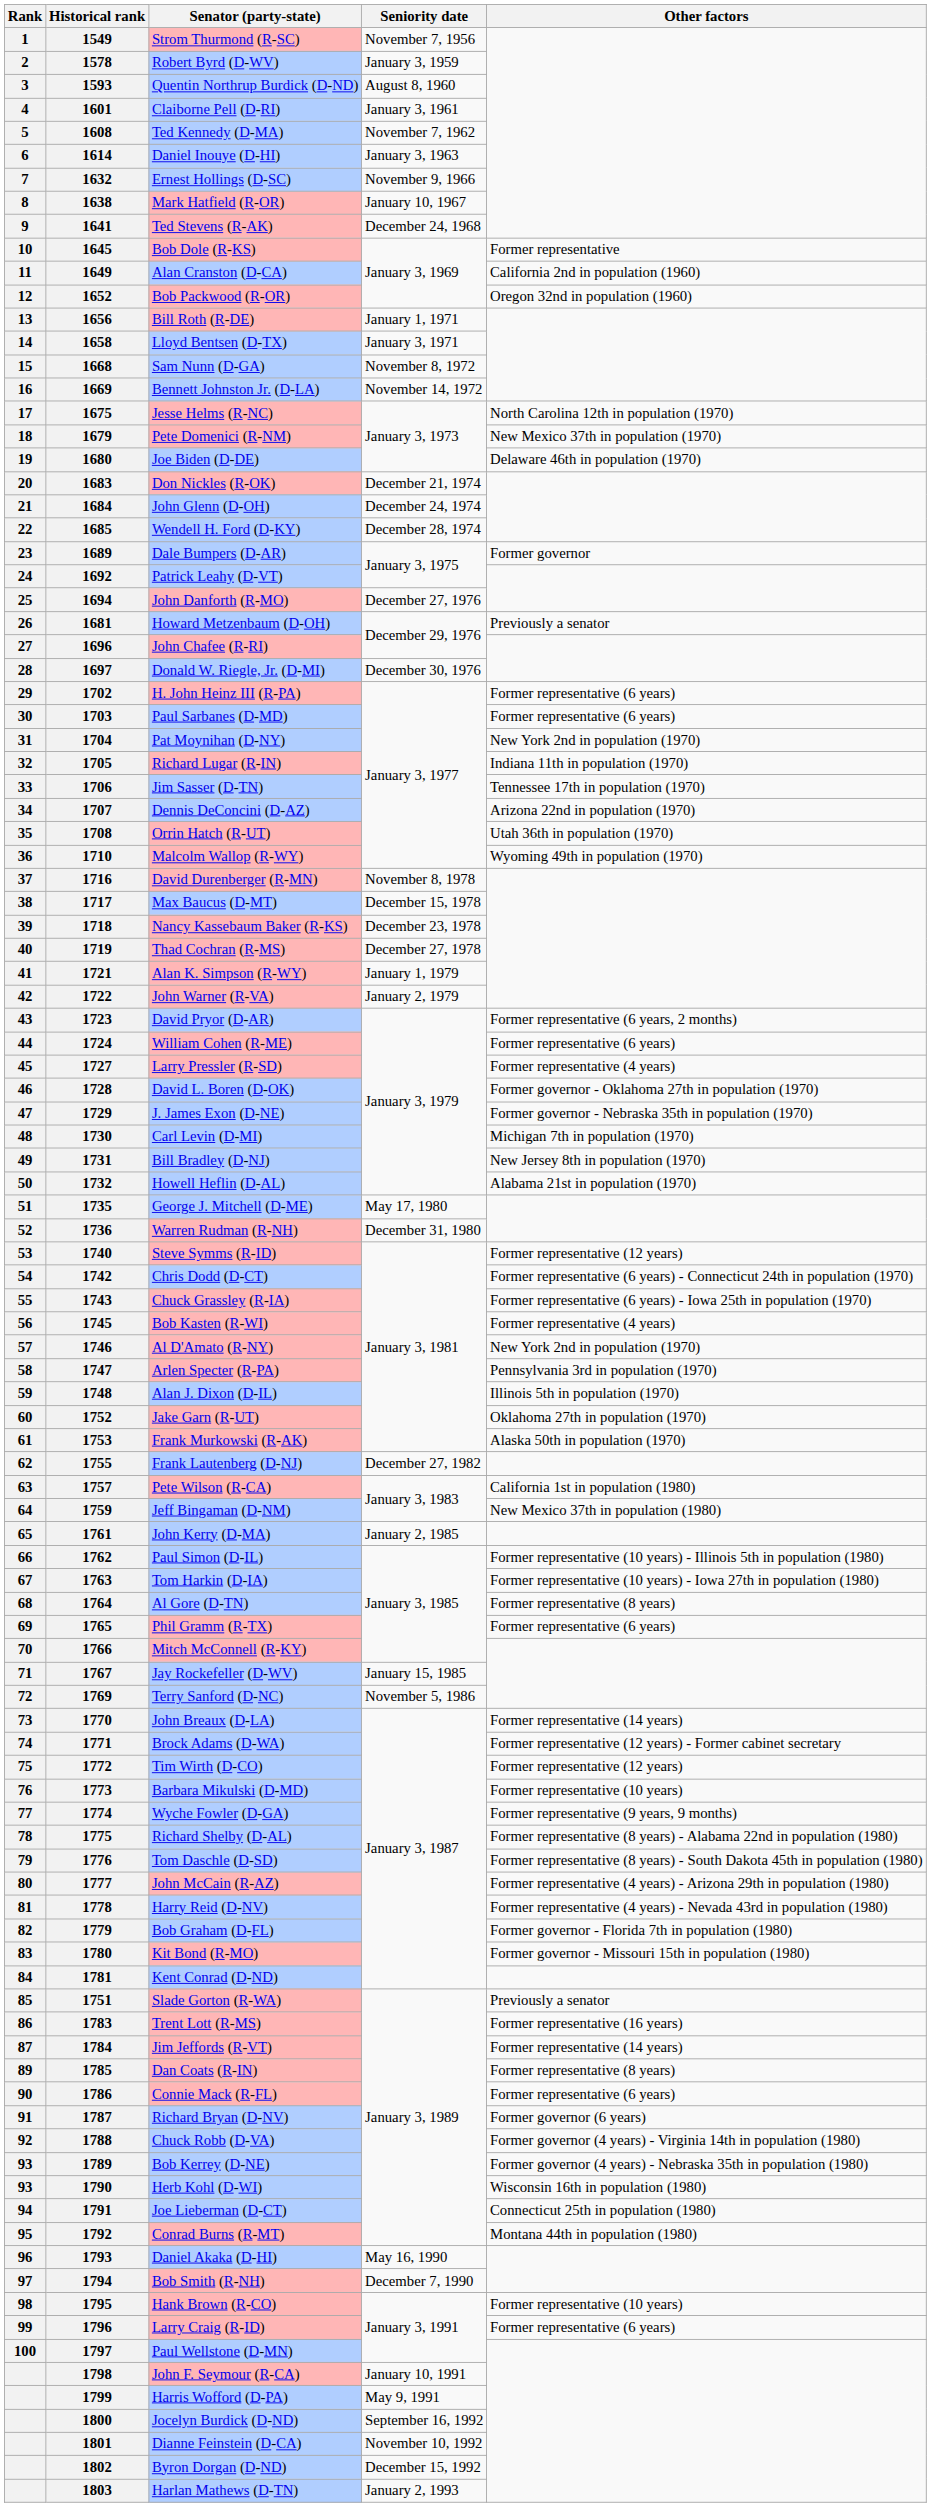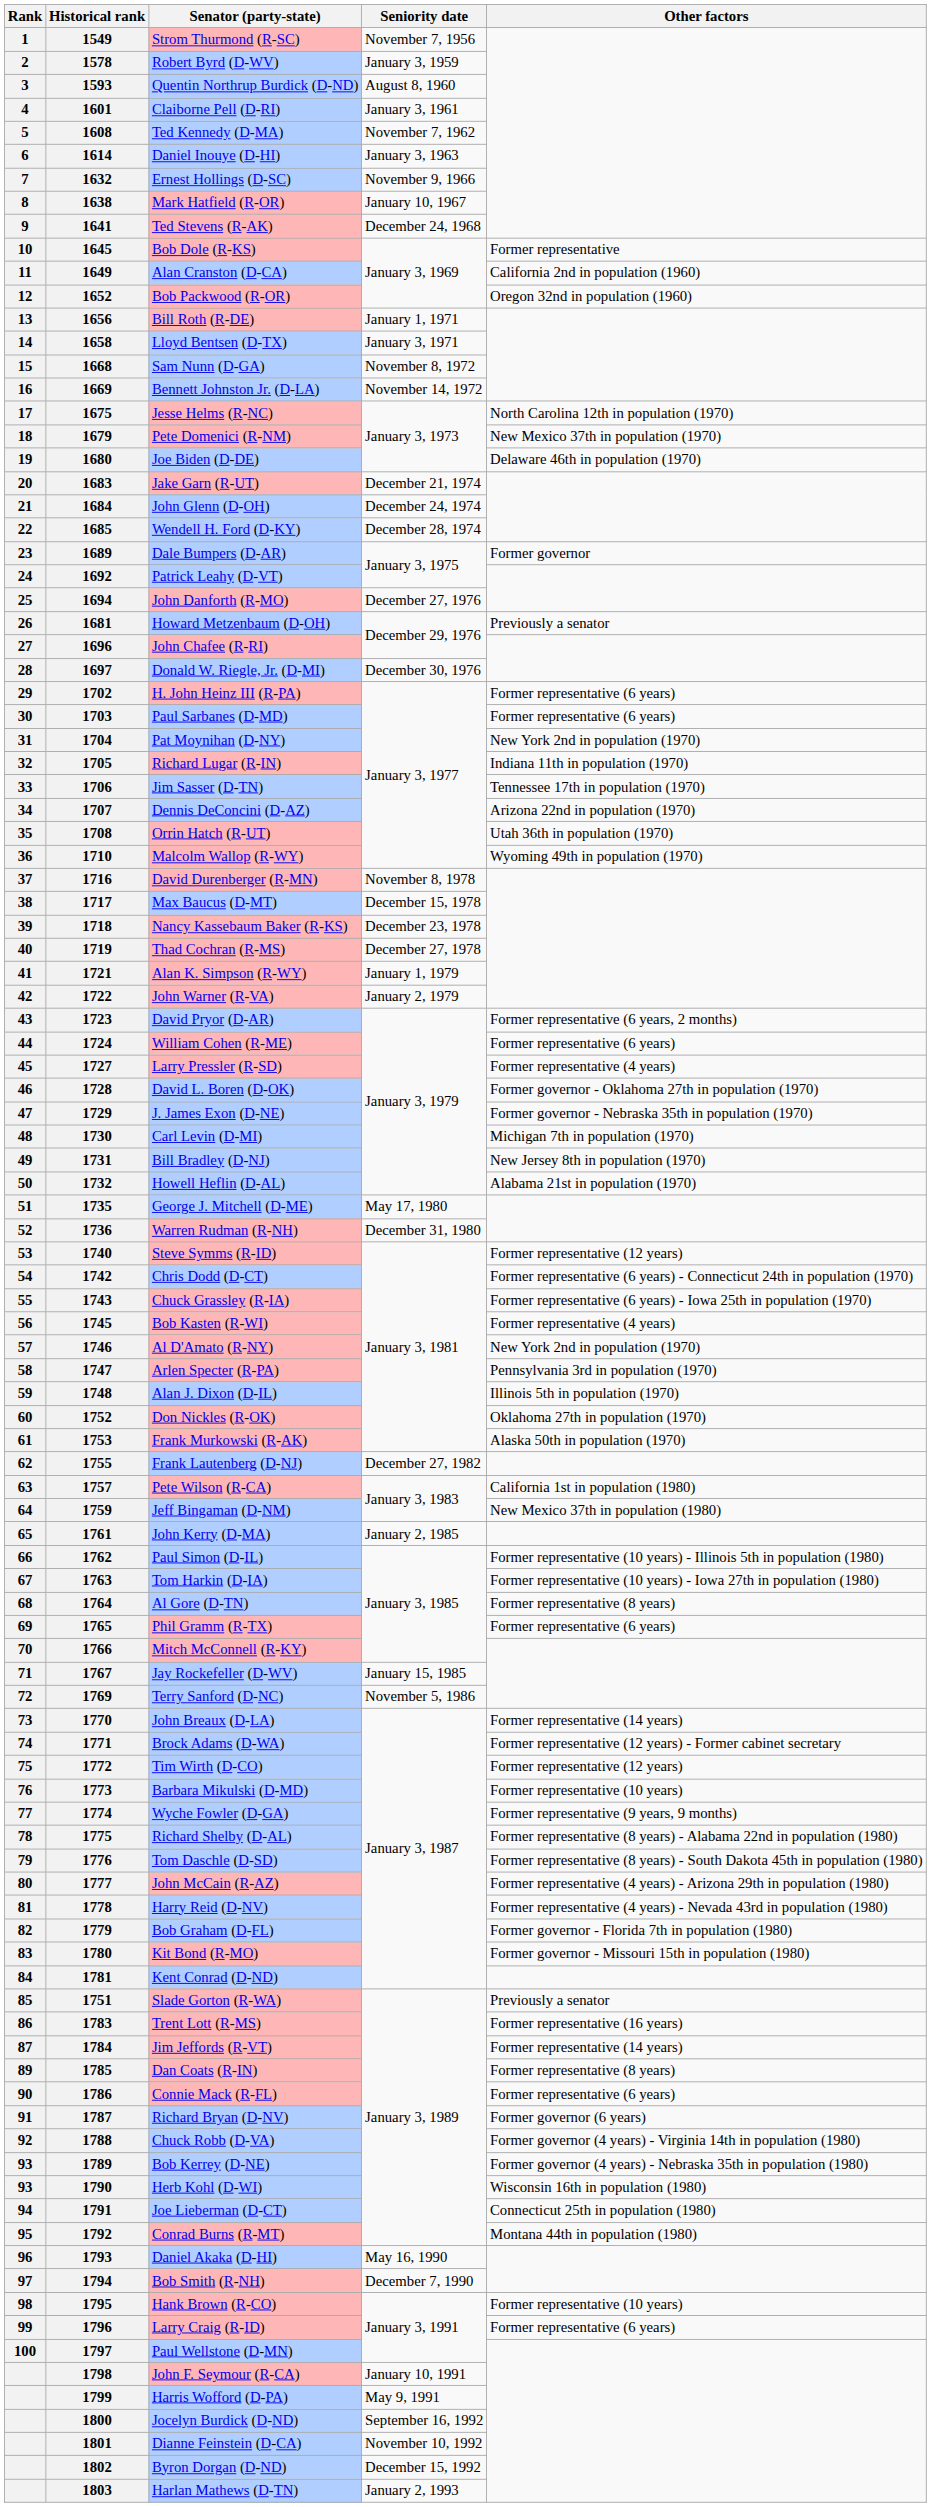(214, 483) Don Nickles (R-OK) -> (205, 483) Jake Garn (R-UT)
(205, 1416) Jake Garn (R-UT) -> (214, 1416) Don Nickles (R-OK)
